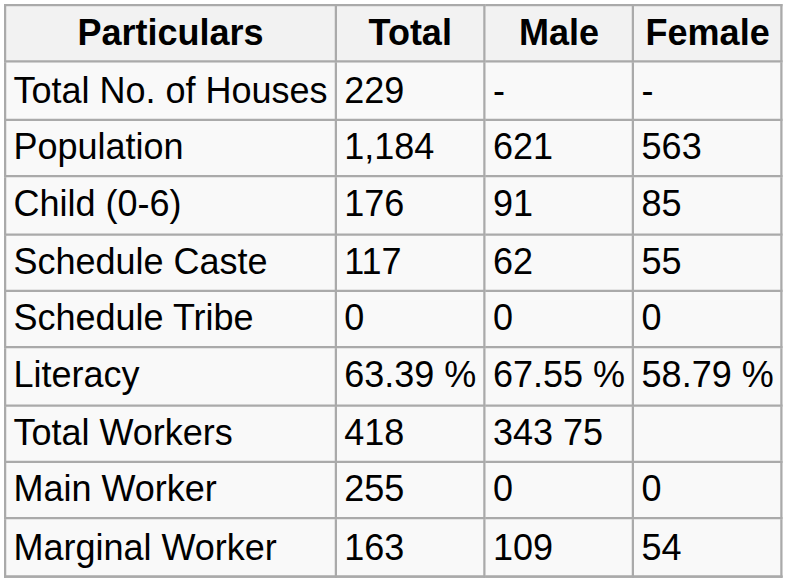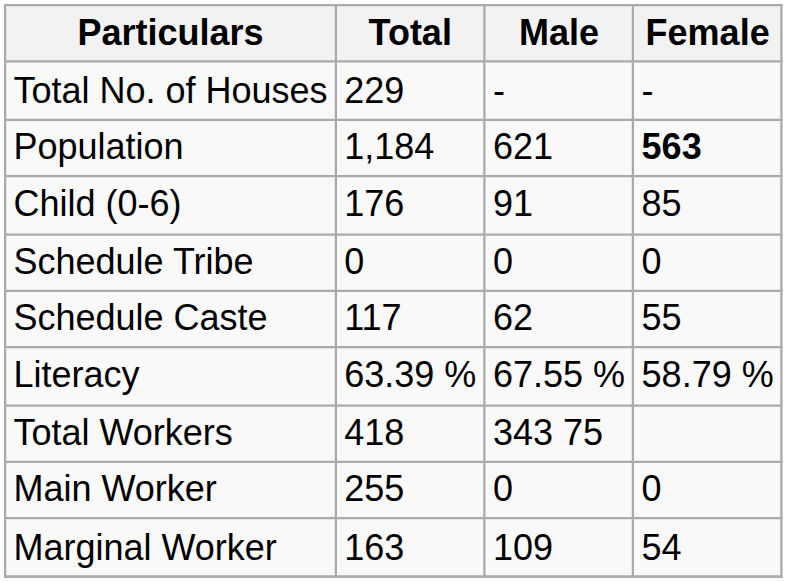(672, 147) normal -> (672, 147) bold
rows swapped: (141, 261) <-> (133, 318)
